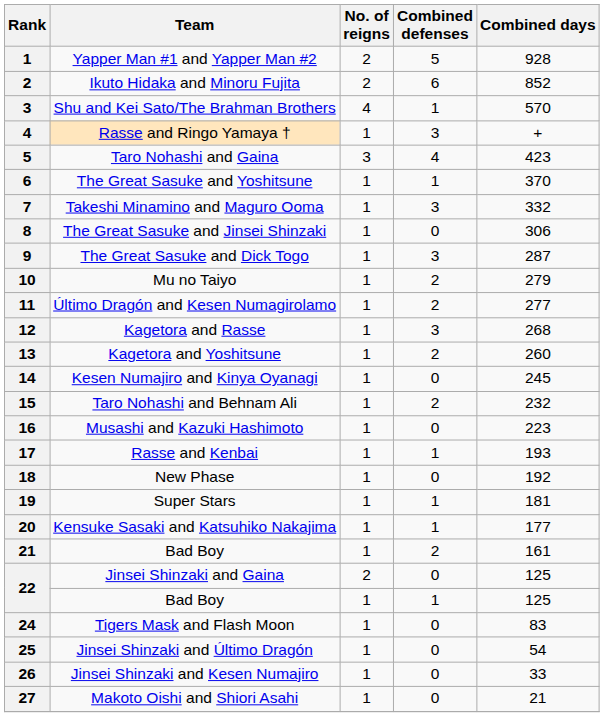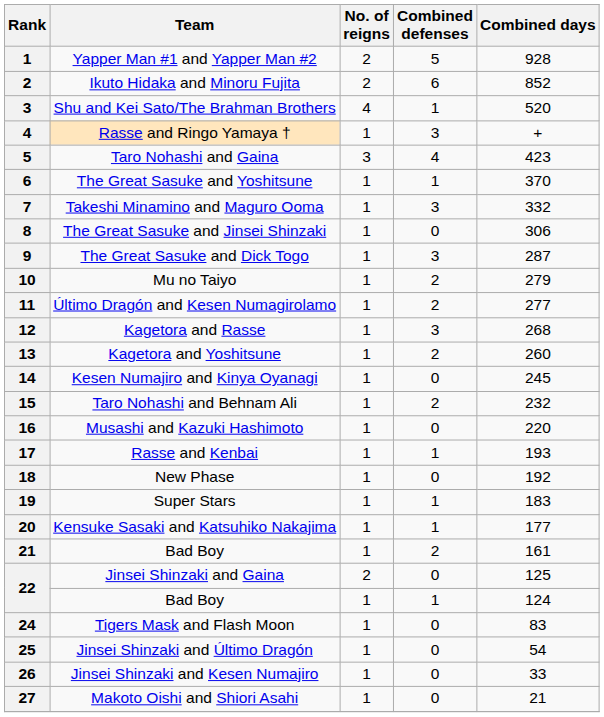(538, 108) 570 -> (538, 108) 520
(538, 428) 223 -> (538, 428) 220
(538, 501) 181 -> (538, 501) 183
(538, 600) 125 -> (538, 600) 124
